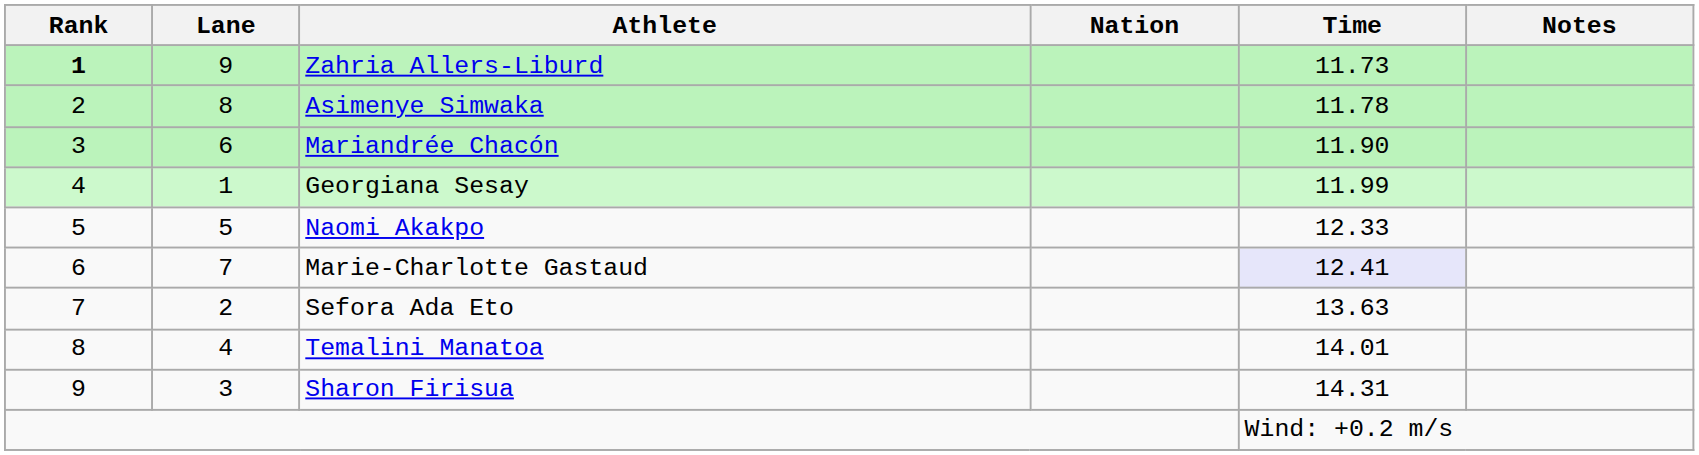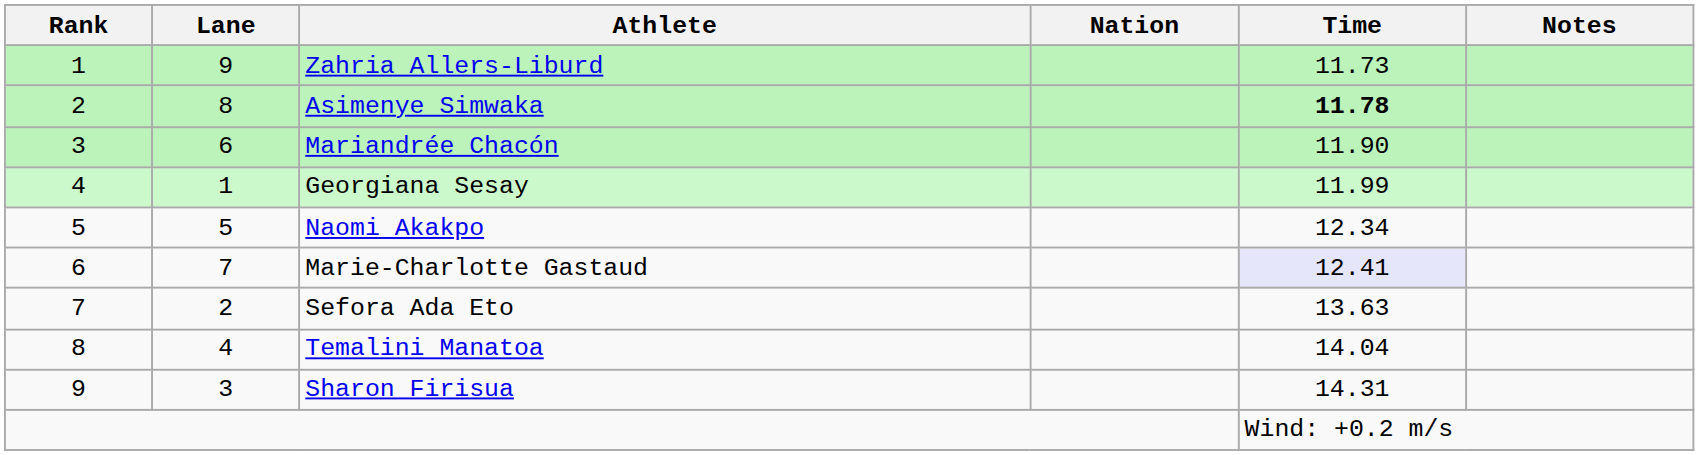(79, 66) bold -> (79, 66) normal
(1352, 106) normal -> (1352, 106) bold
(1352, 228) 12.33 -> (1352, 228) 12.34
(1352, 349) 14.01 -> (1352, 349) 14.04
